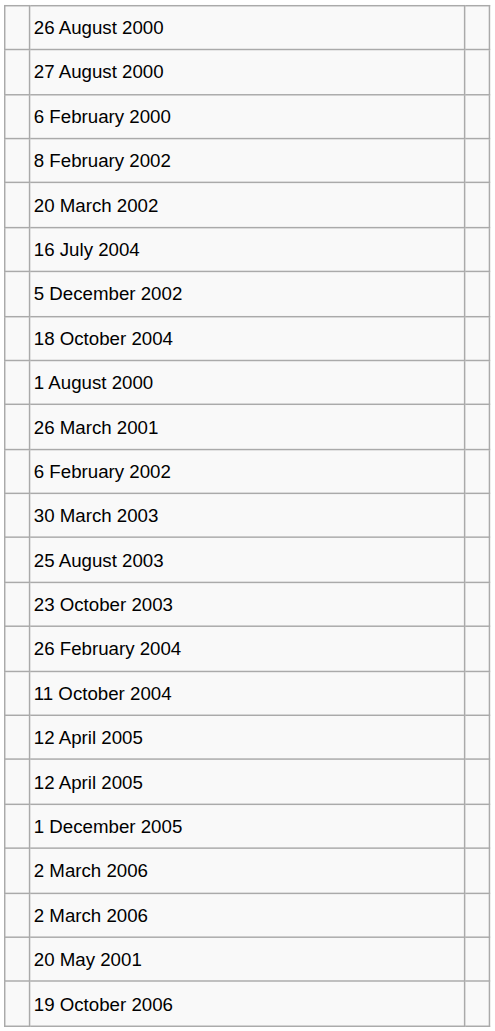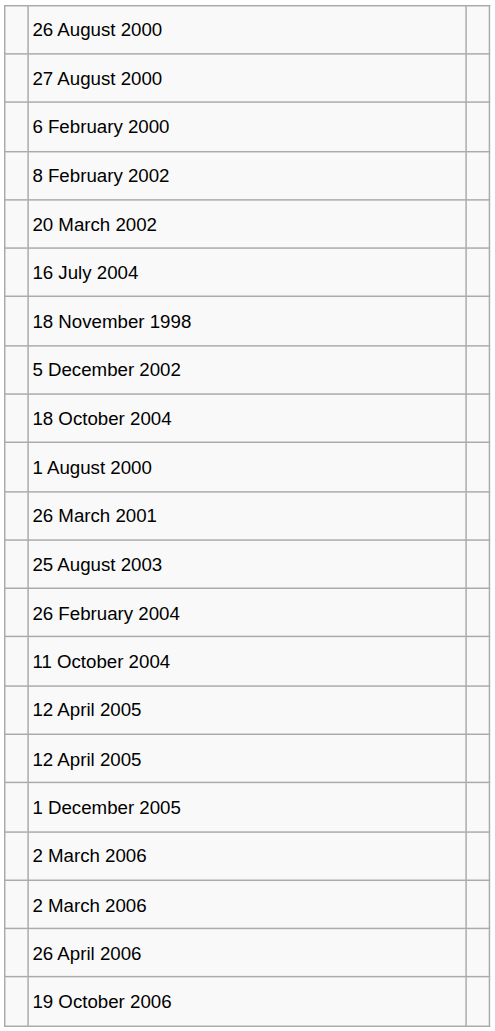+ row: (16, 321)
- row: (17, 471)
- row: (17, 516)
- row: (17, 604)
+ row: (16, 953)
- row: (17, 959)
